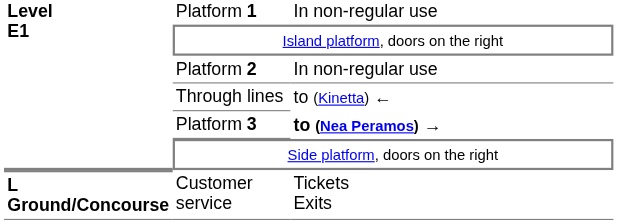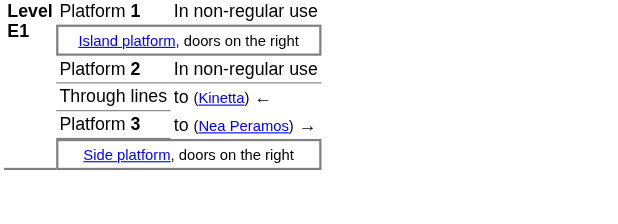(367, 125) bold -> (245, 125) normal
- row: (214, 193)
